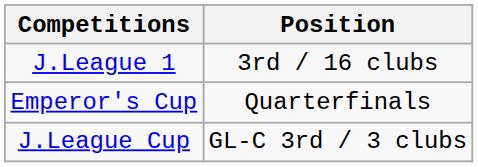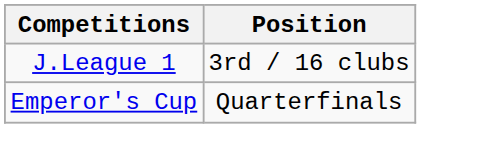- row: (104, 141)
